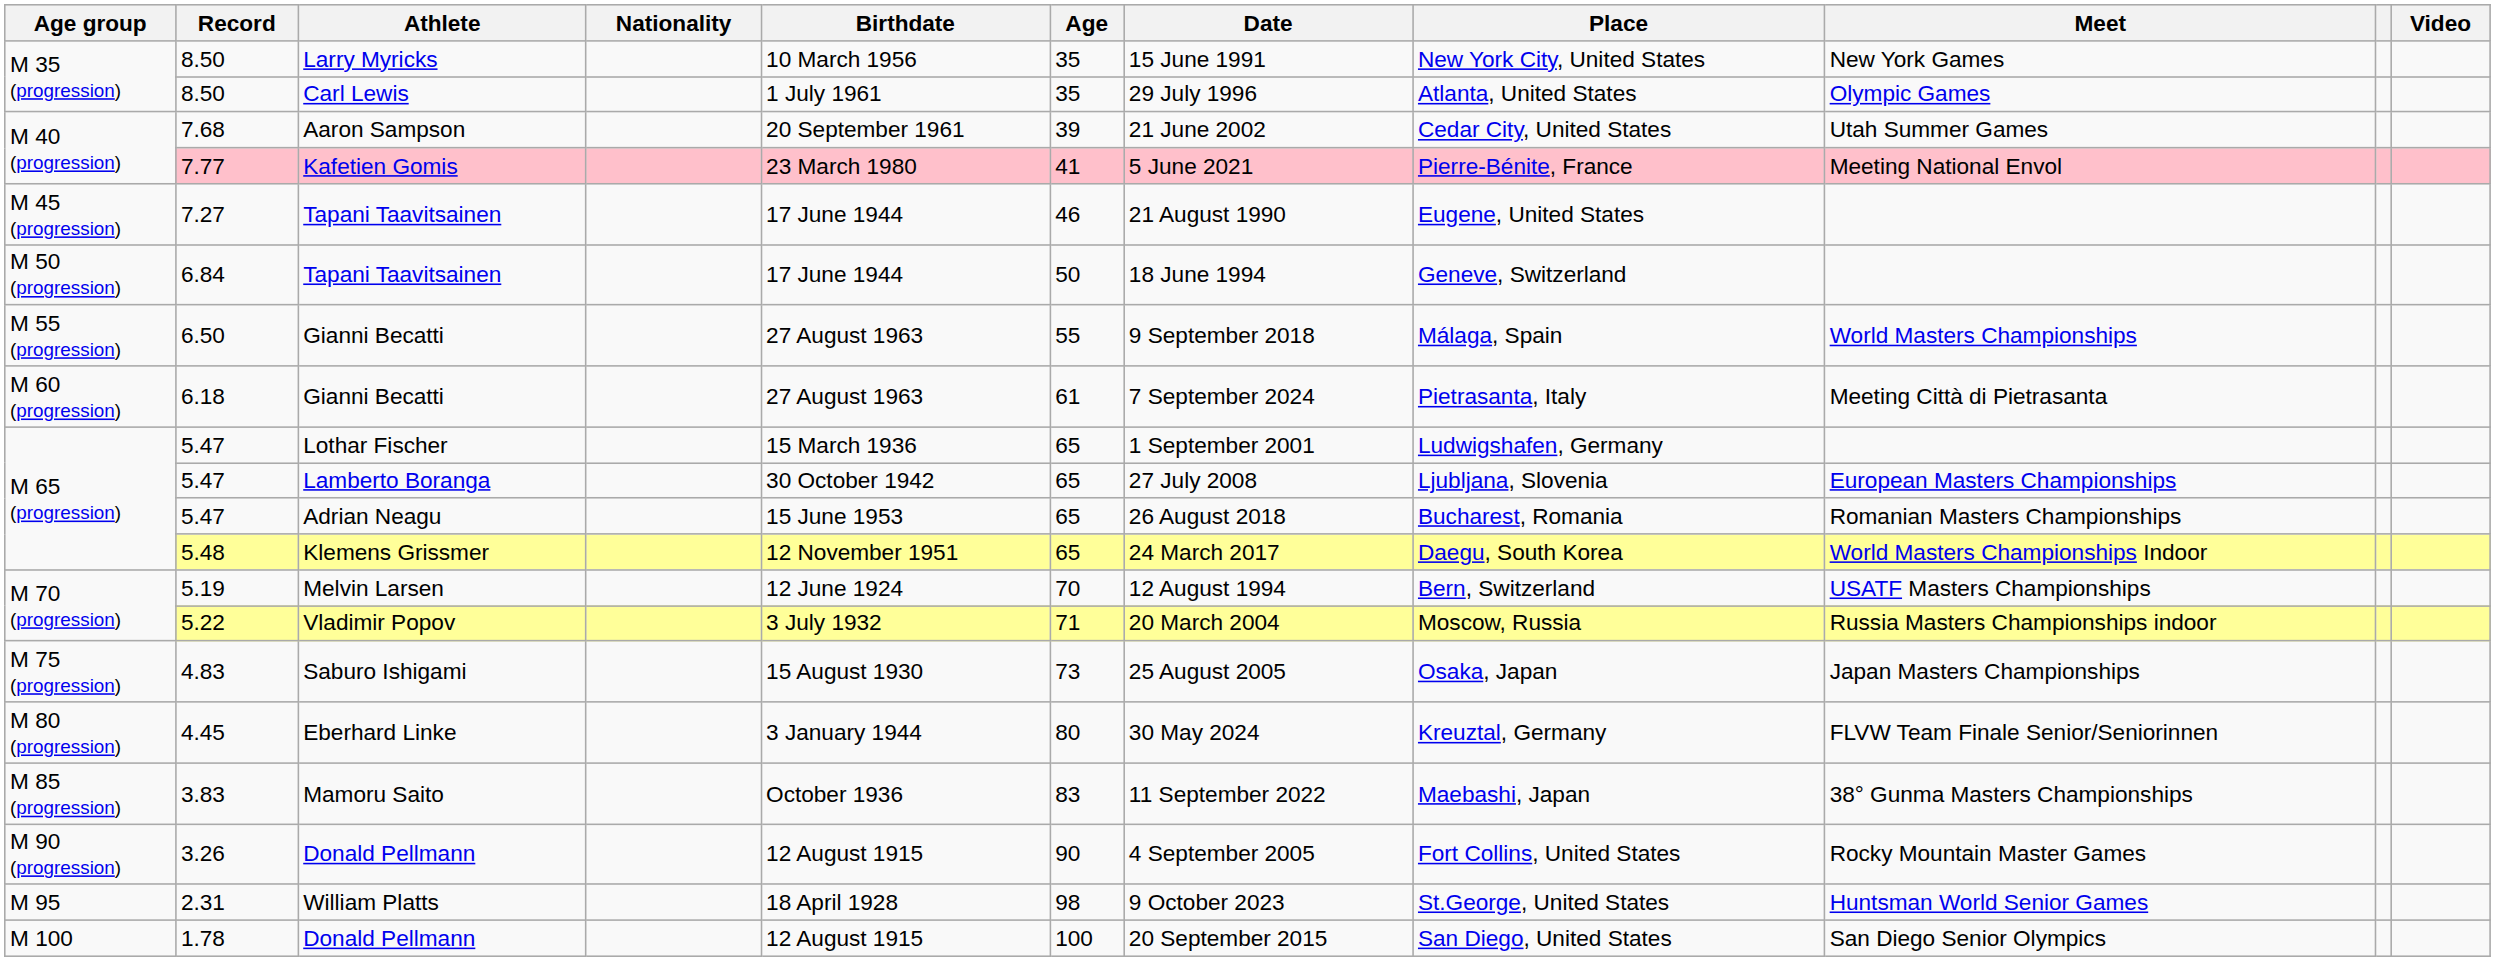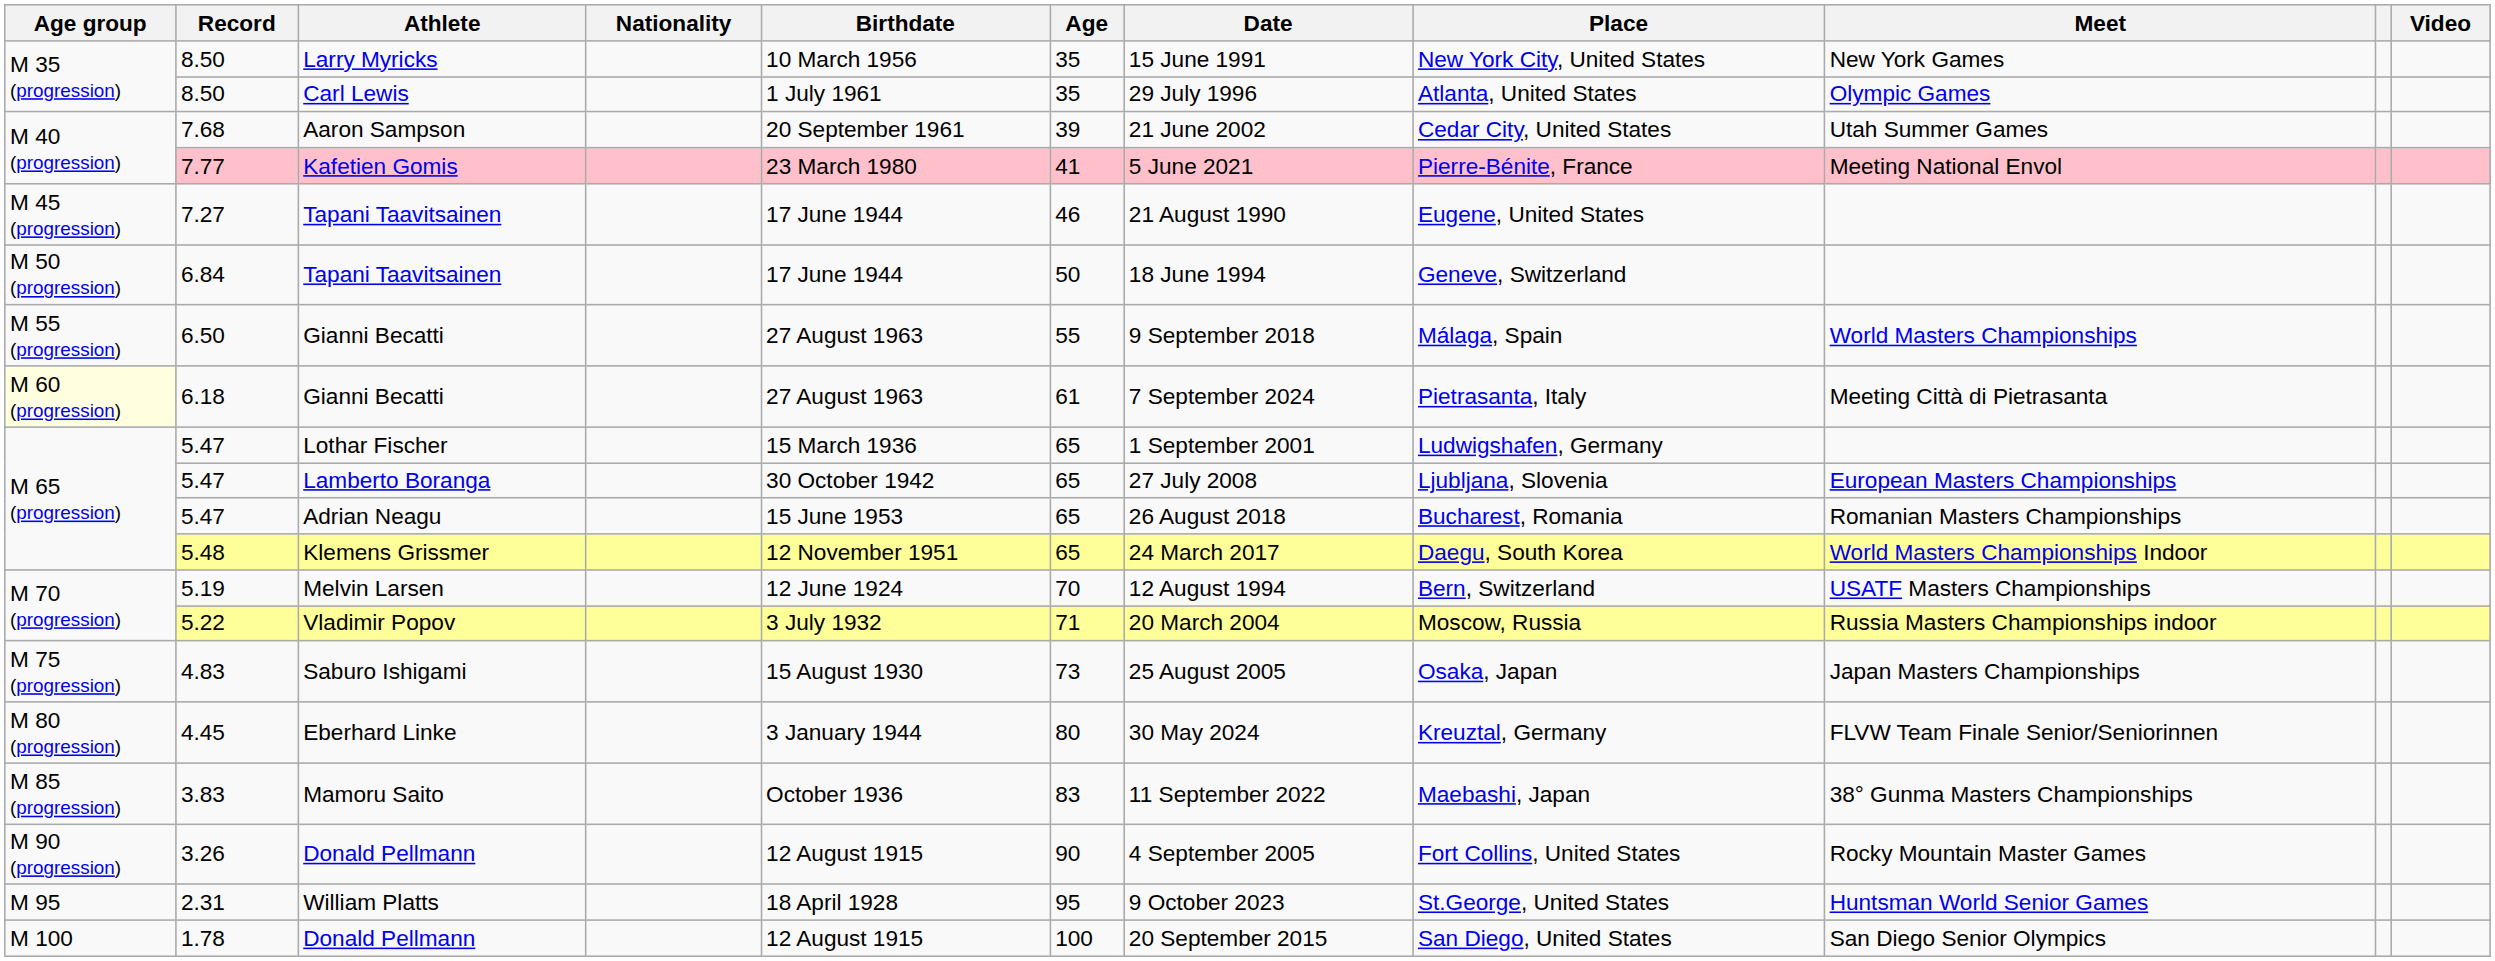(66, 397) no background -> (66, 397) lightyellow background
(1068, 903) 98 -> (1068, 903) 95
